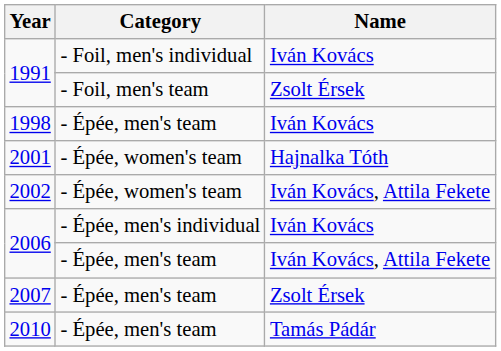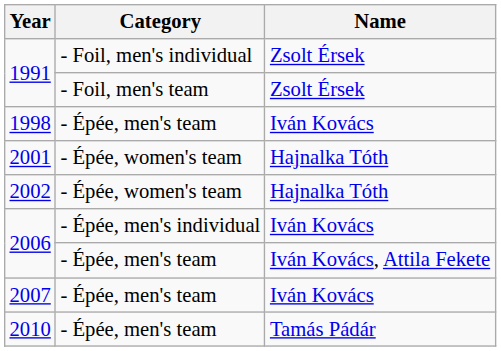(322, 55) Iván Kovács -> (317, 55) Zsolt Érsek
(380, 192) Iván Kovács, Attila Fekete -> (329, 192) Hajnalka Tóth
(317, 294) Zsolt Érsek -> (322, 294) Iván Kovács
